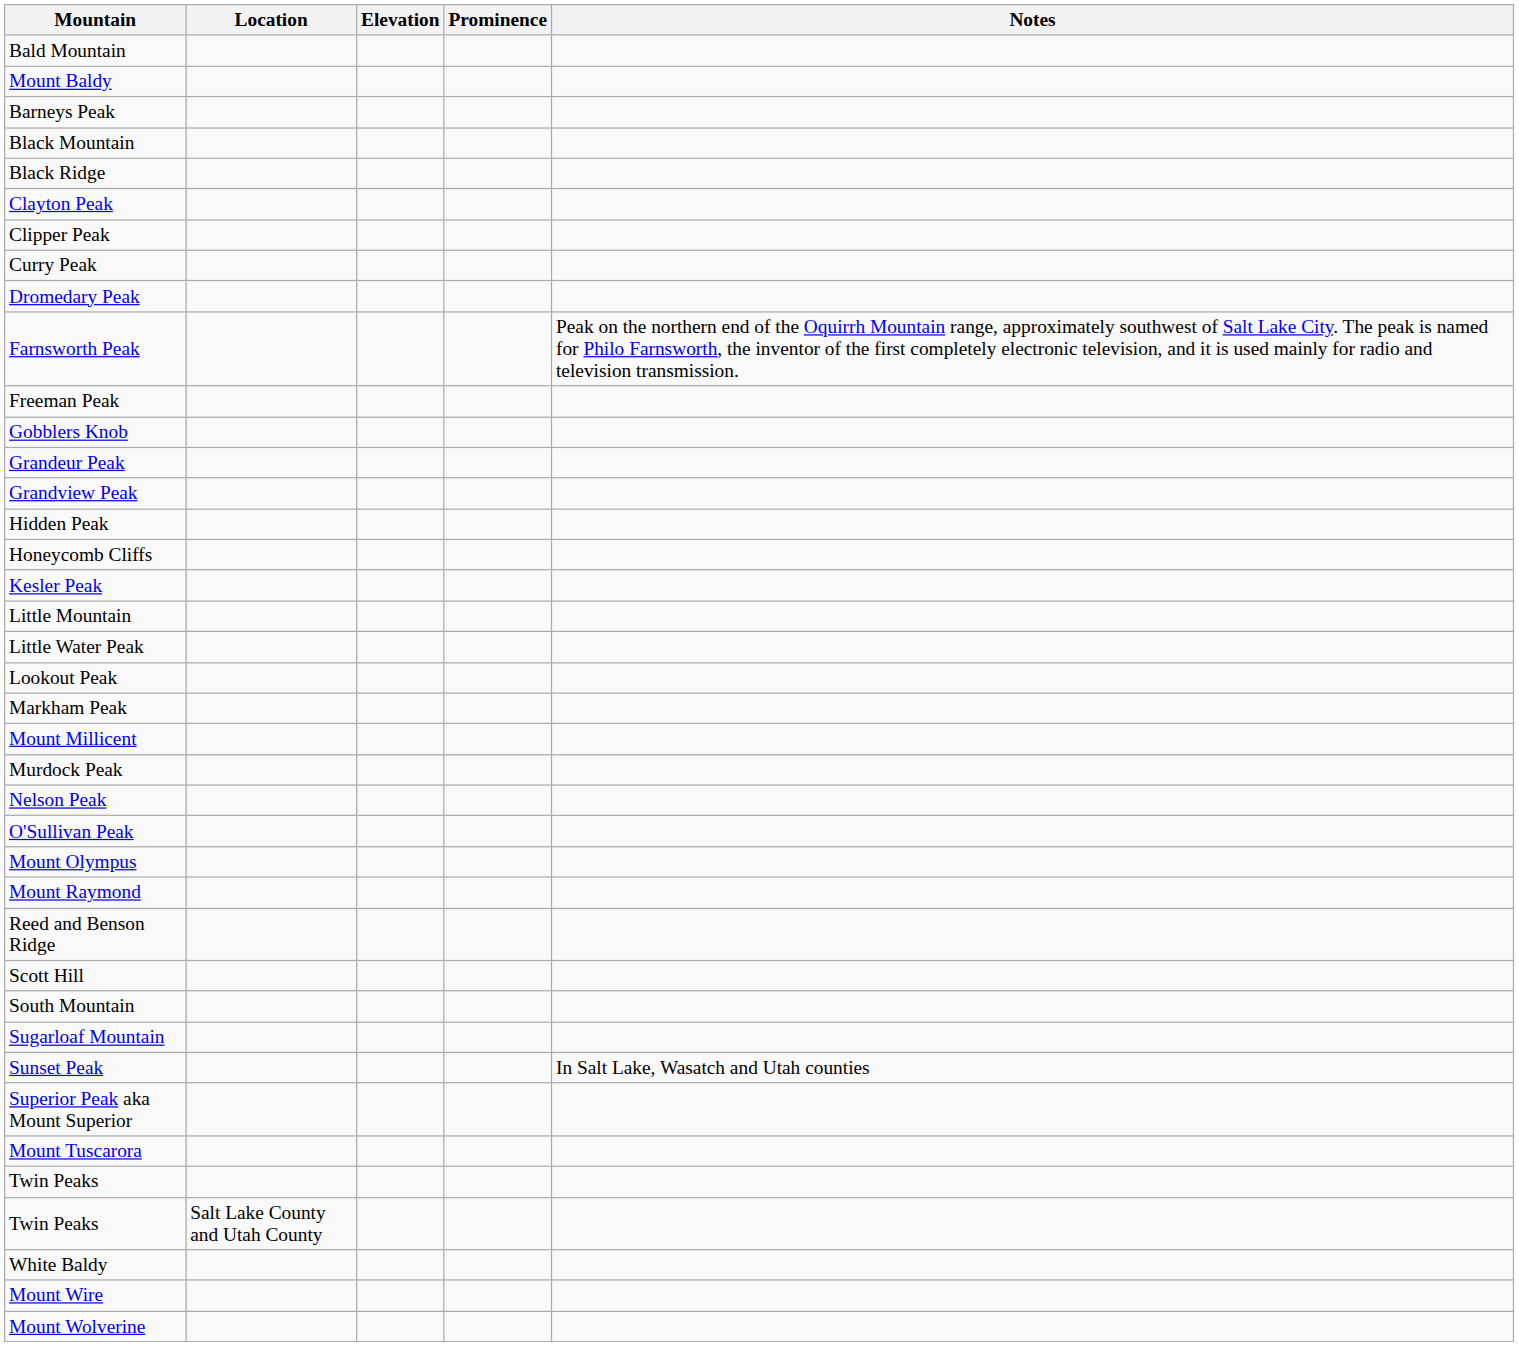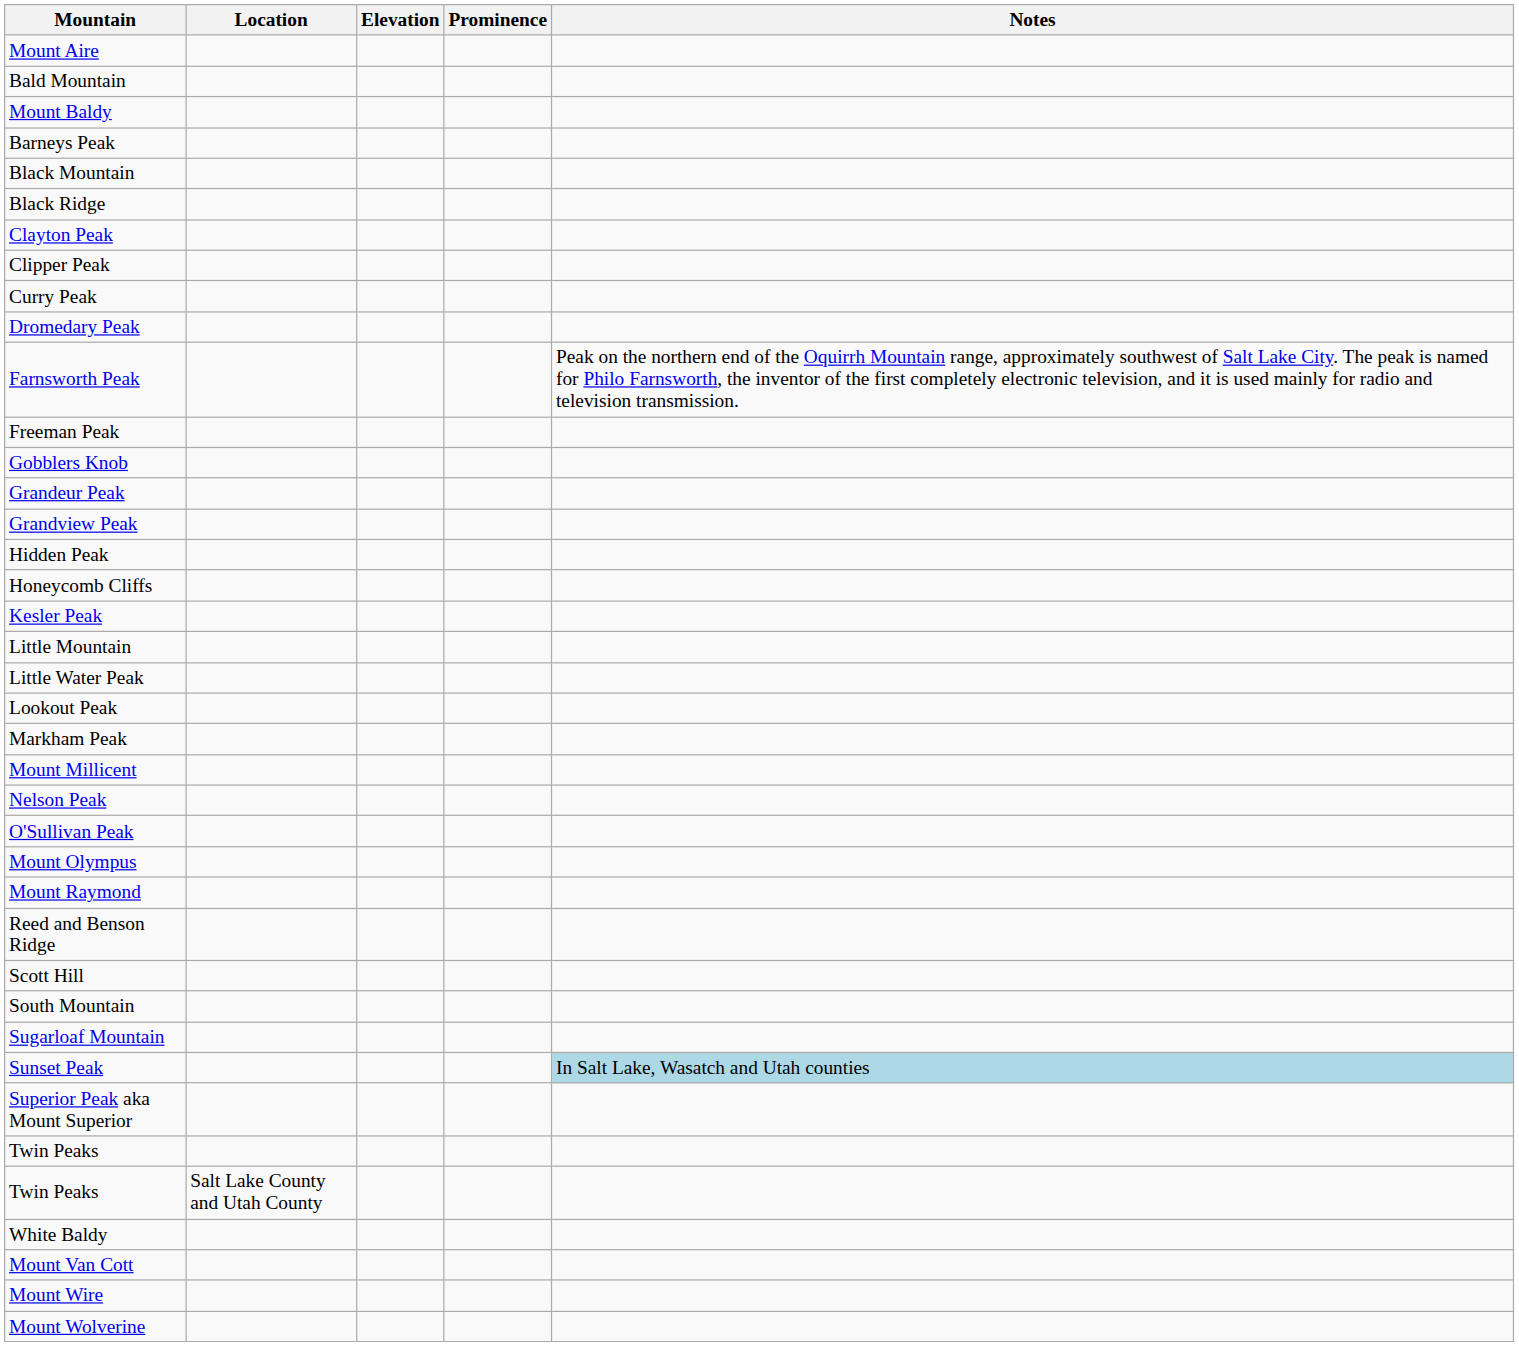+ row: (54, 50)
- row: (66, 769)
(713, 1067) no background -> (713, 1067) lightblue background
- row: (75, 1150)
+ row: (71, 1264)
